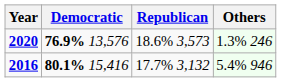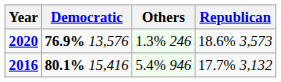columns swapped: (172, 17) <-> (244, 17)
